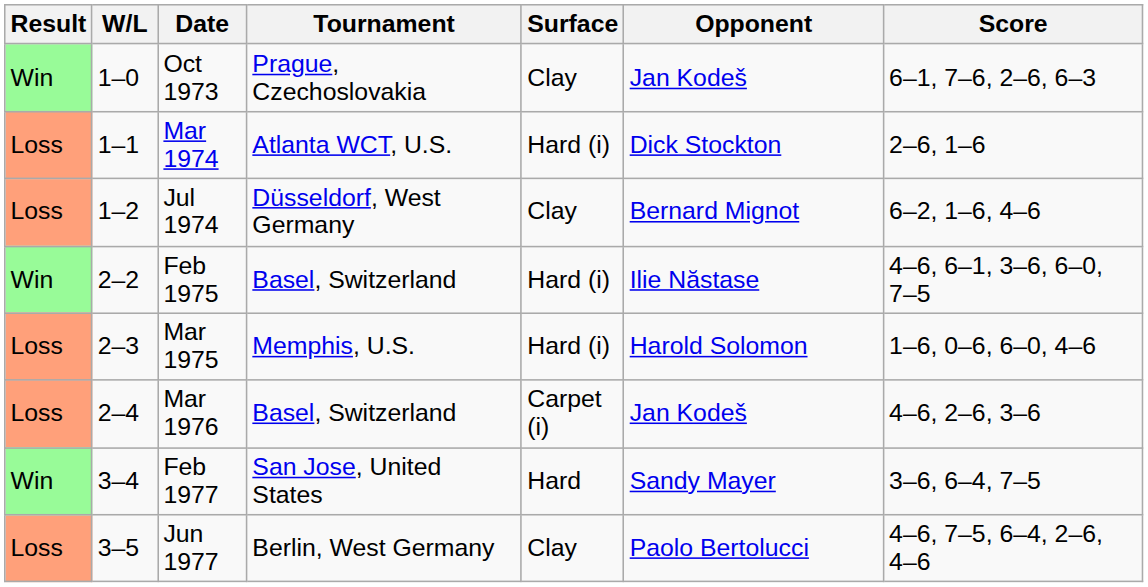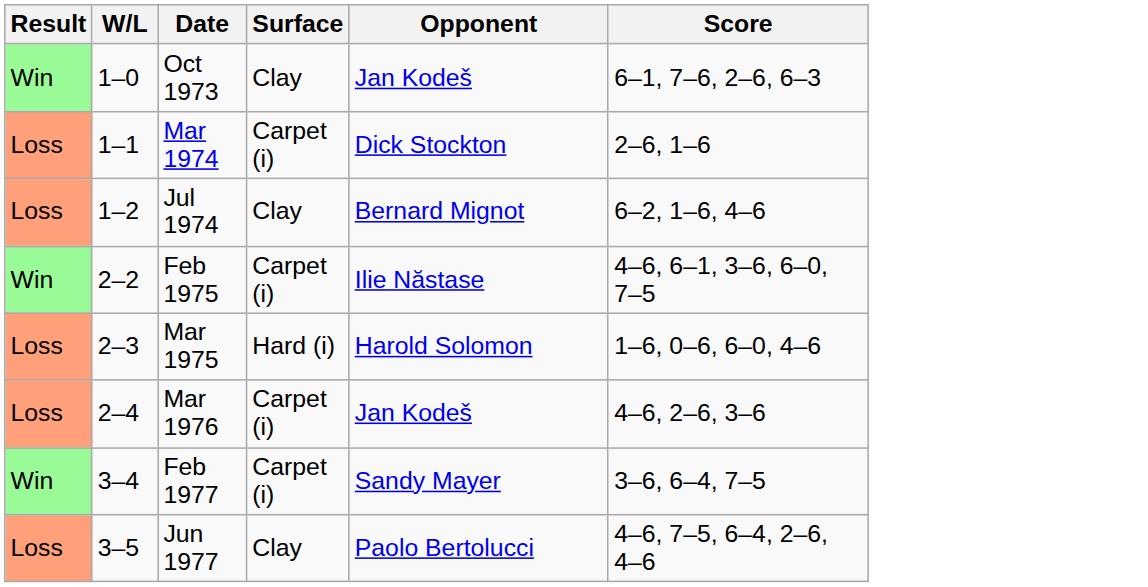- column: (384, 24)
(569, 144) Hard (i) -> (290, 144) Carpet (i)
(569, 279) Hard (i) -> (290, 279) Carpet (i)
(554, 480) Hard -> (290, 480) Carpet (i)
